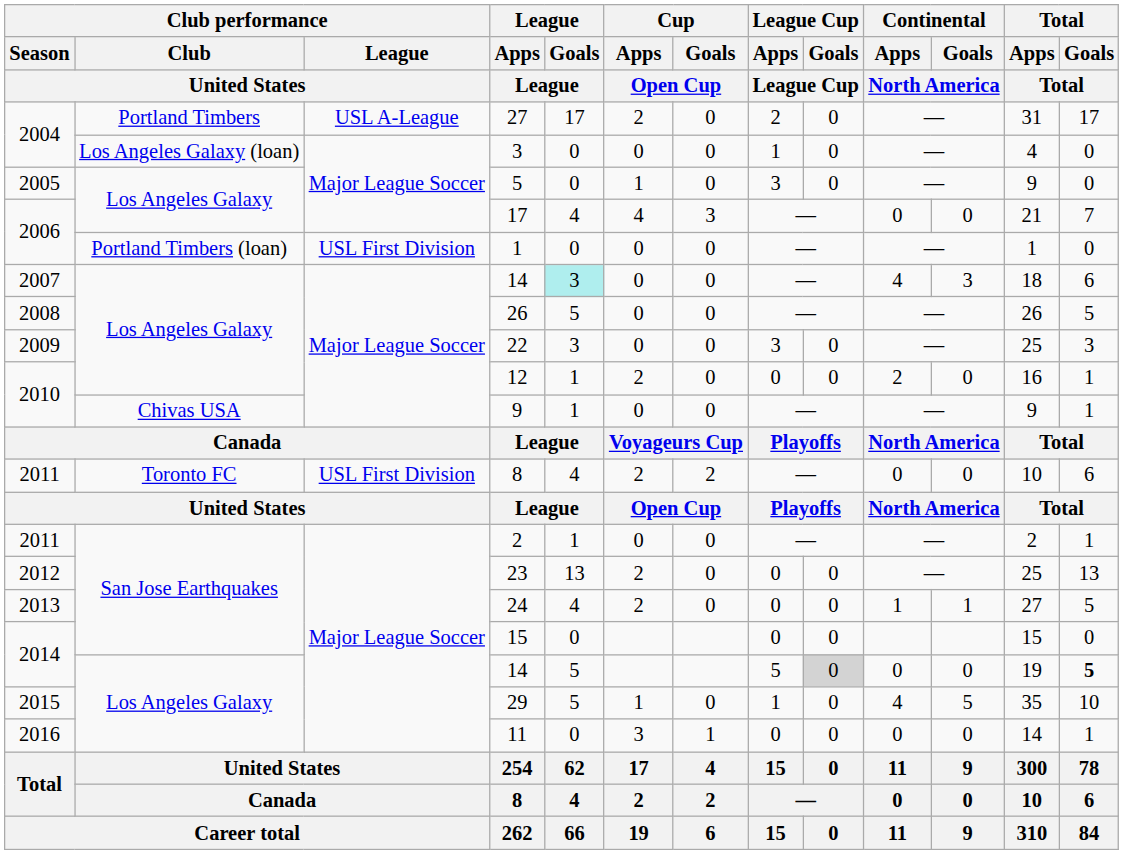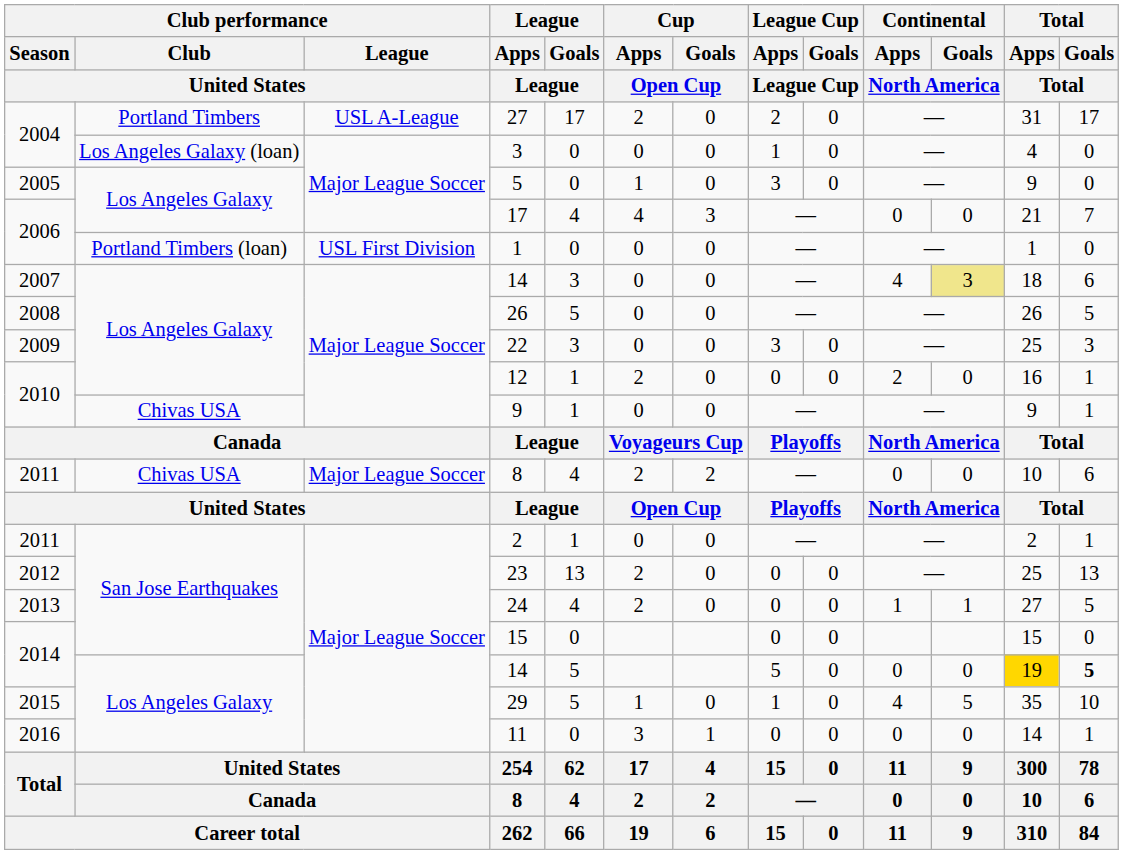(574, 280) paleturquoise background -> (574, 280) no background
(968, 280) no background -> (968, 280) khaki background
(189, 475) Toronto FC -> (189, 475) Chivas USA
(397, 475) USL First Division -> (397, 475) Major League Soccer
(833, 670) lightgrey background -> (833, 670) no background
(1032, 670) no background -> (1032, 670) gold background
